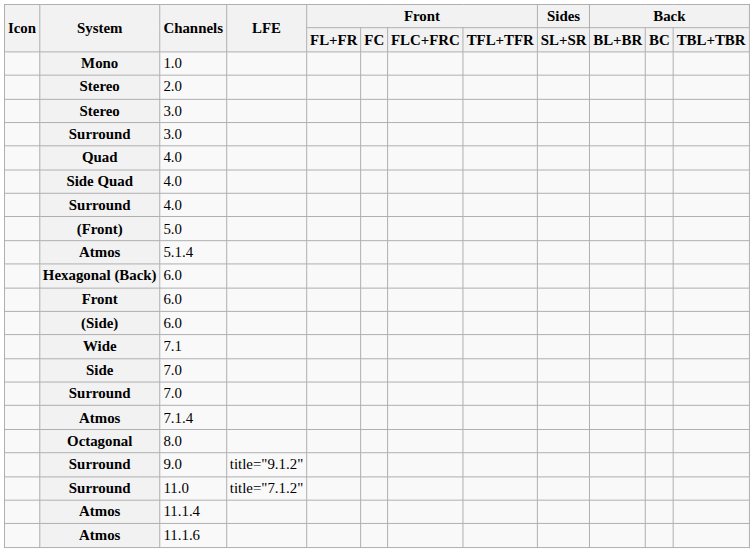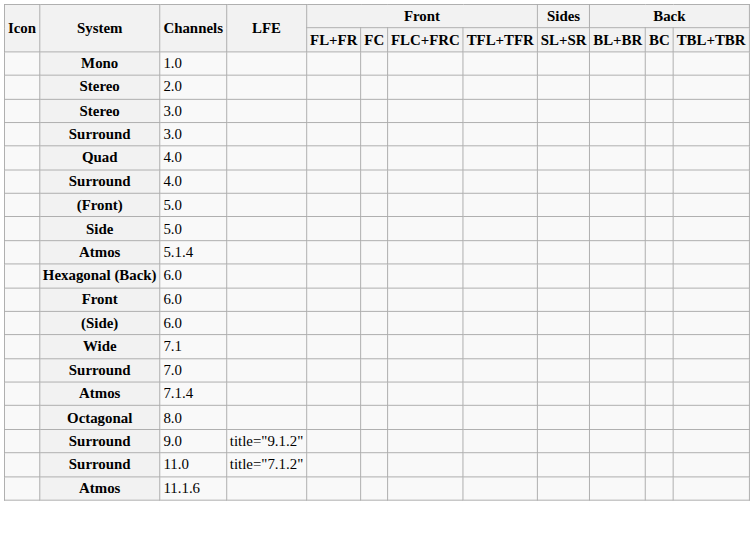- row: (100, 181)
+ row: (100, 228)
- row: (100, 370)
- row: (100, 511)
